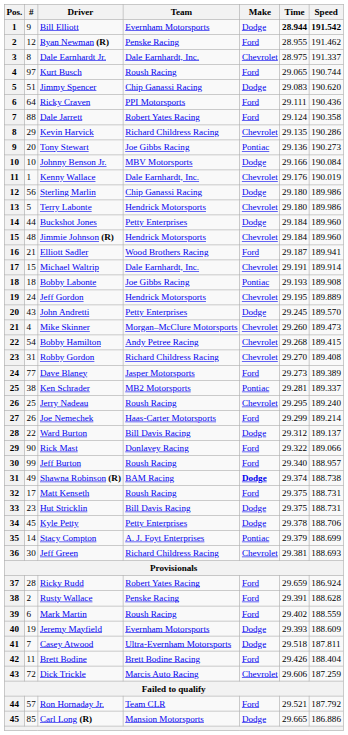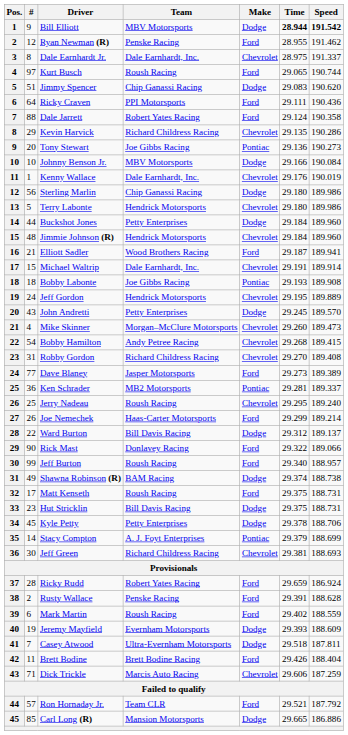(167, 27) Evernham Motorsports -> (159, 27) MBV Motorsports
(31, 388) 38 -> (31, 388) 36
(254, 478) bold -> (254, 478) normal
(31, 673) 72 -> (31, 673) 71
